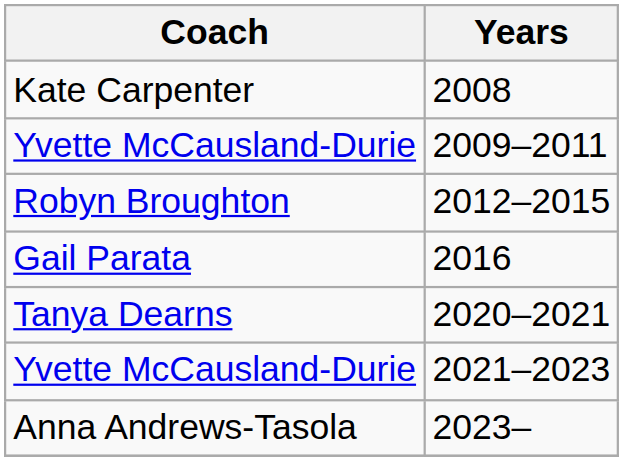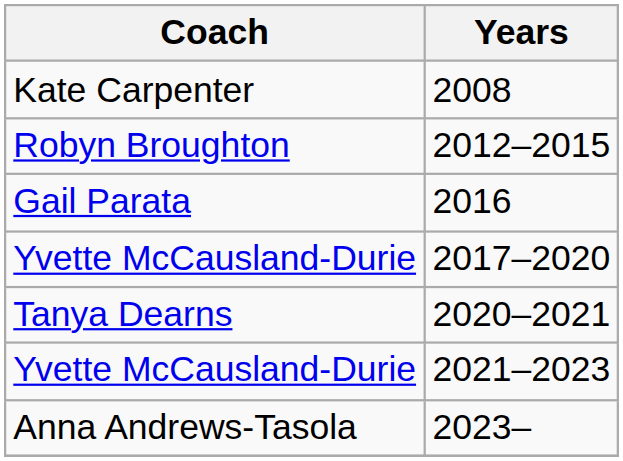- row: (520, 145)
+ row: (521, 257)
